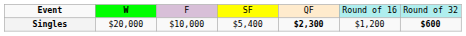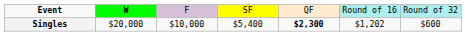(370, 25) $1,200 -> (370, 25) $1,202
(431, 25) bold -> (431, 25) normal
